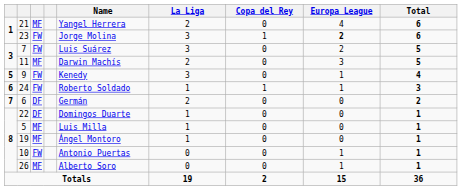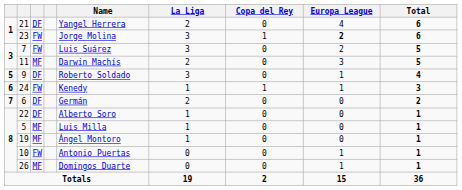(37, 24) MF -> (37, 24) DF
(37, 75) FW -> (37, 75) DF
(73, 75) Kenedy -> (94, 75) Roberto Soldado
(94, 88) Roberto Soldado -> (73, 88) Kenedy
(94, 114) Domingos Duarte -> (87, 114) Alberto Soro
(87, 166) Alberto Soro -> (94, 166) Domingos Duarte
